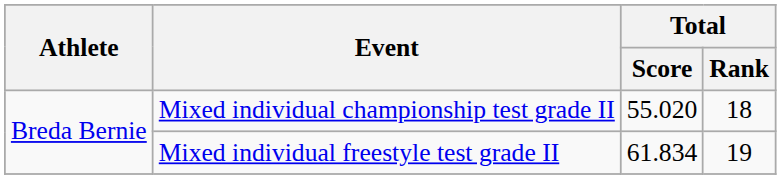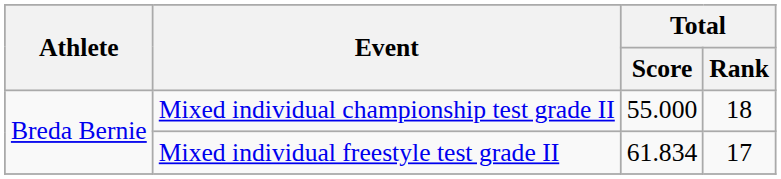(662, 110) 55.020 -> (662, 110) 55.000
(739, 152) 19 -> (739, 152) 17
